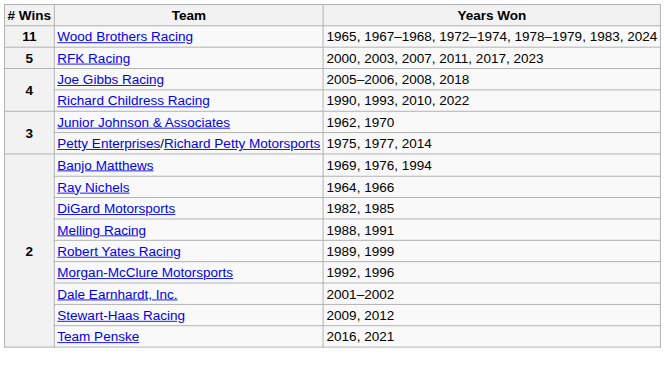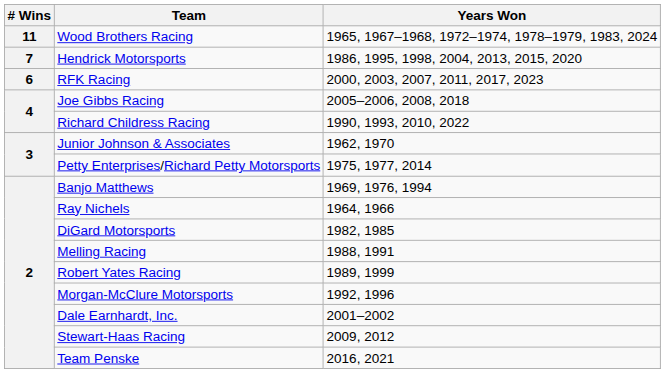+ row: (122, 58)
(29, 58) 5 -> (29, 80) 6
